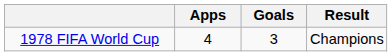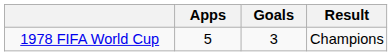(208, 39) 4 -> (208, 39) 5
